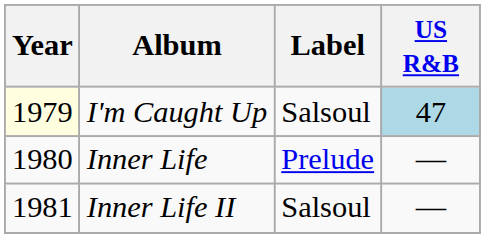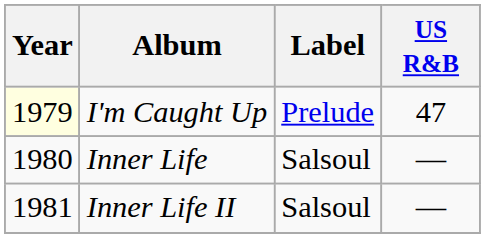(326, 111) Salsoul -> (328, 111) Prelude
(431, 111) lightblue background -> (431, 111) no background
(328, 159) Prelude -> (326, 159) Salsoul
